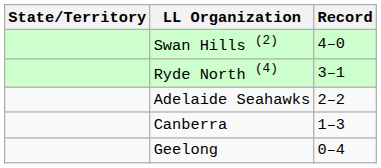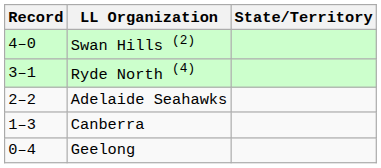columns swapped: (77, 17) <-> (345, 17)
